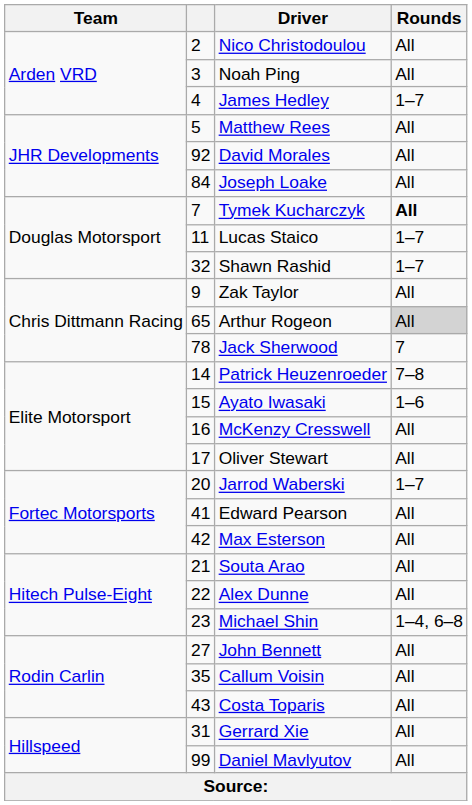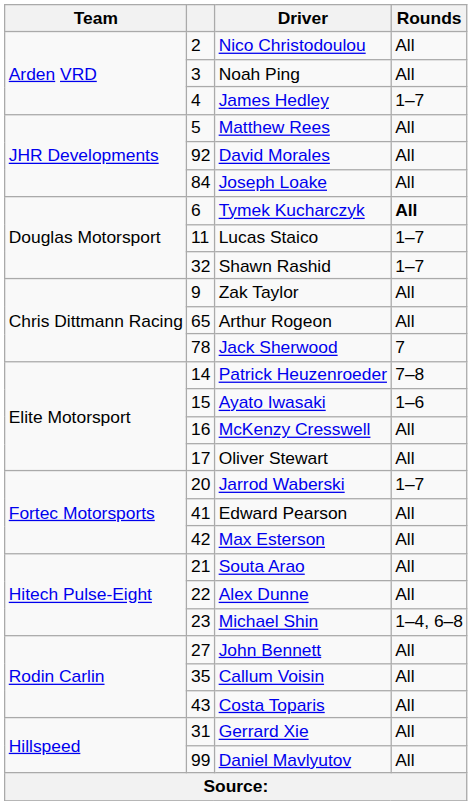(196, 210) 7 -> (196, 210) 6
(405, 320) lightgrey background -> (405, 320) no background
